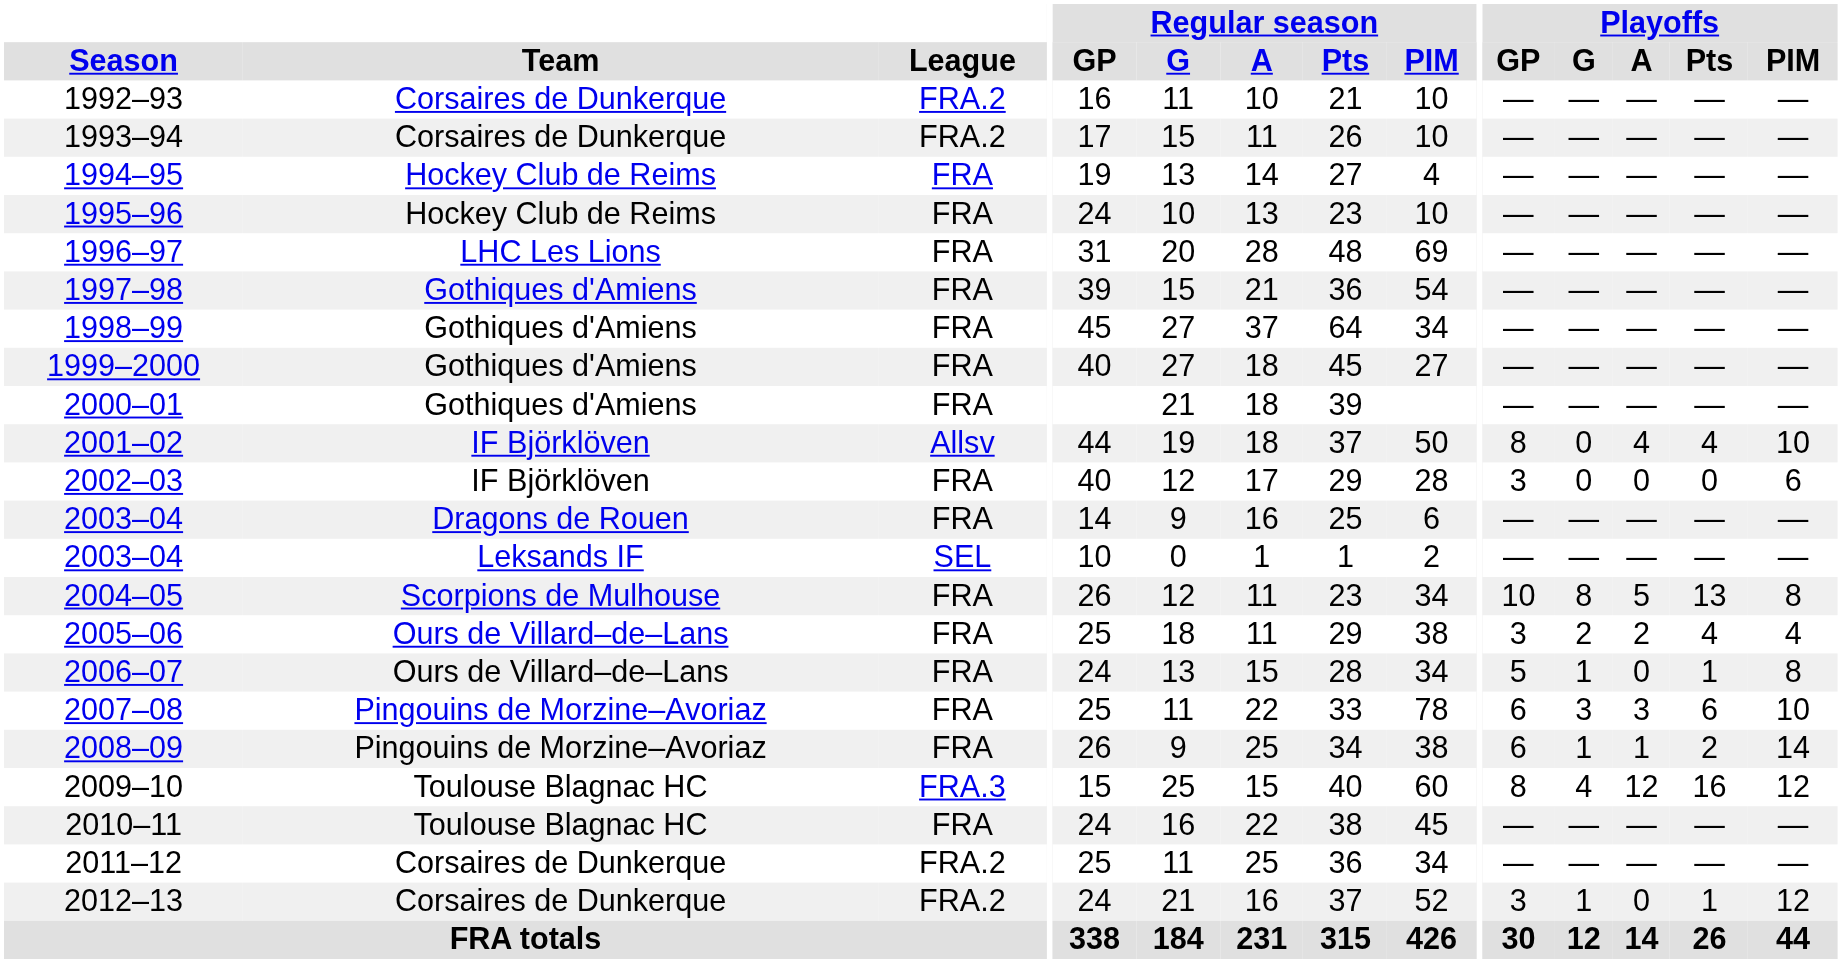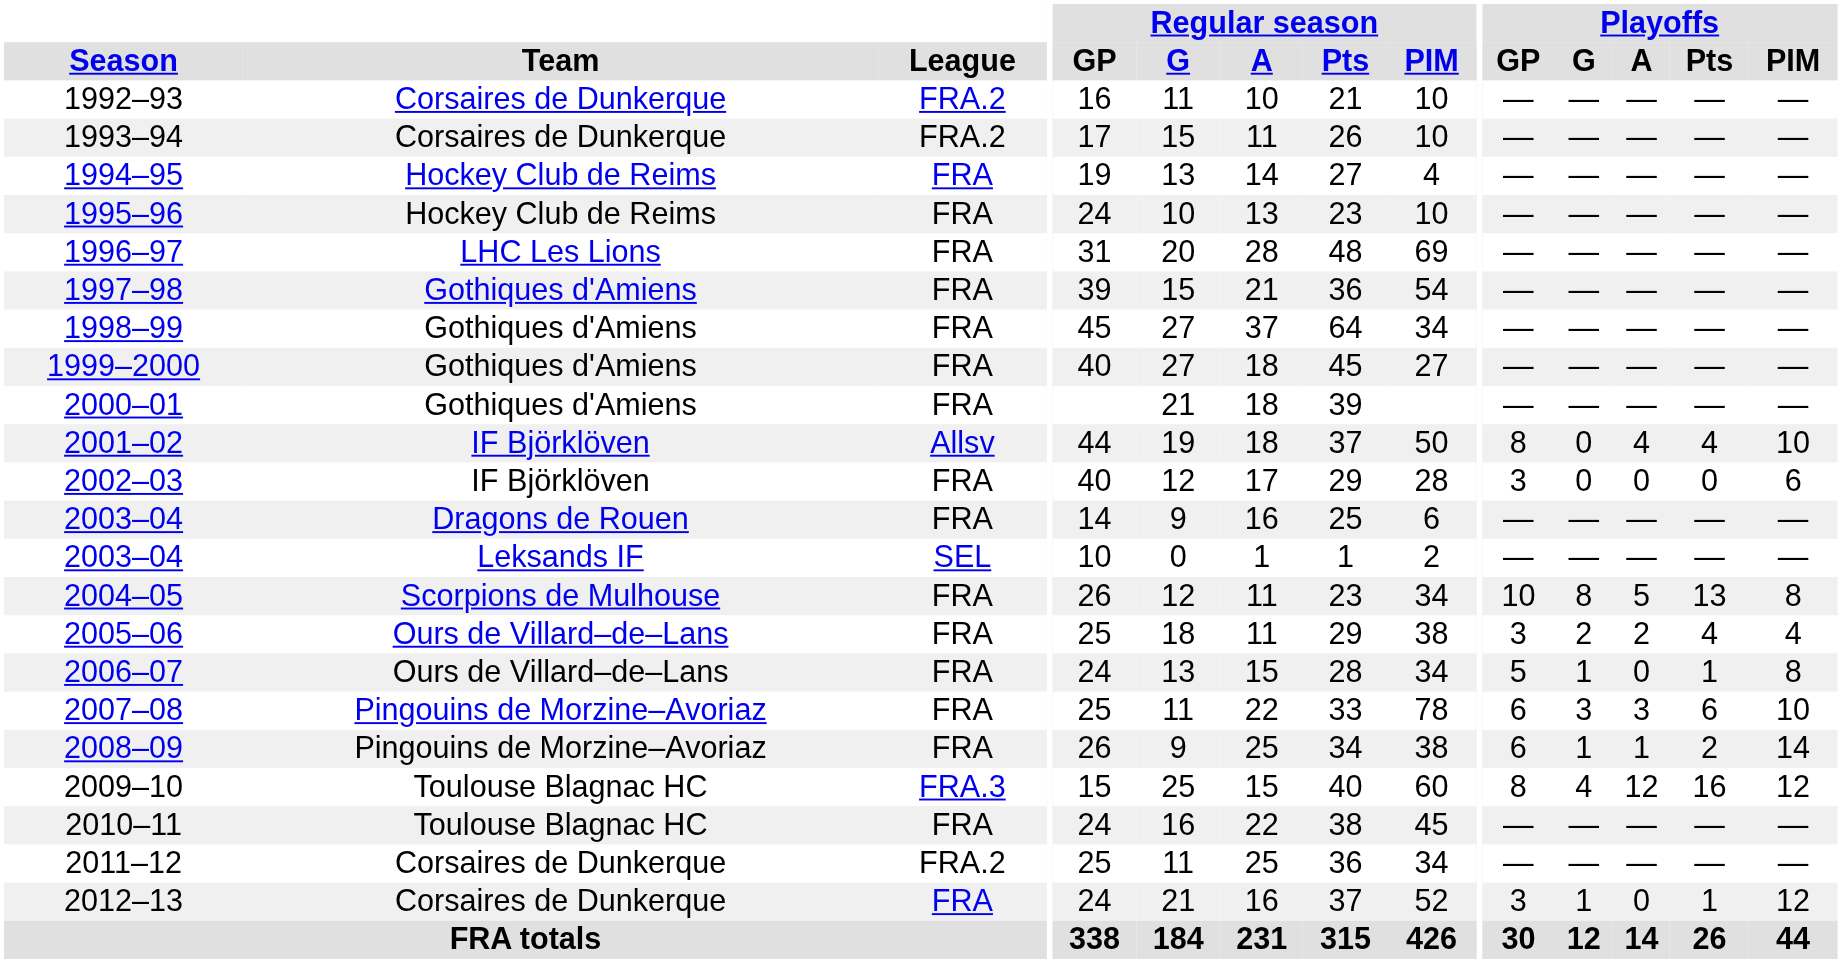(962, 901) FRA.2 -> (962, 901) FRA
